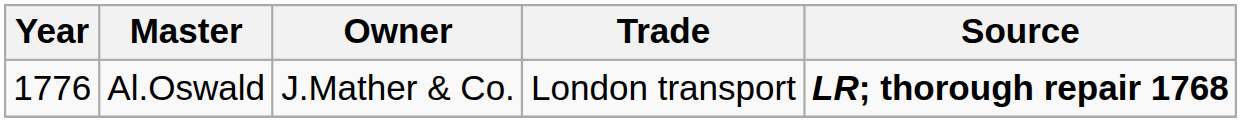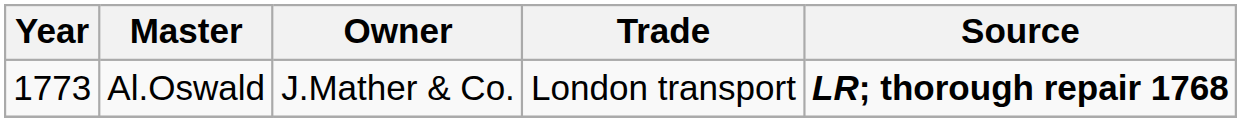(52, 87) 1776 -> (52, 87) 1773
